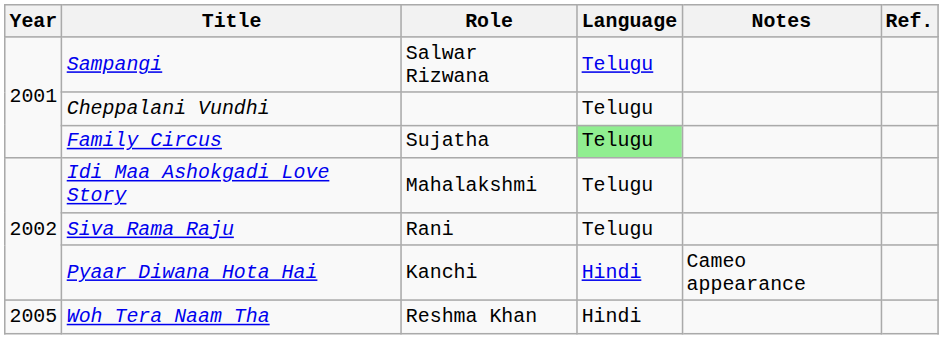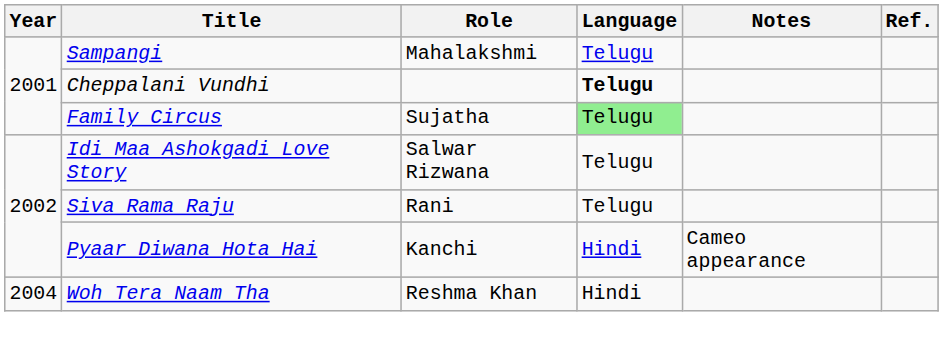(448, 65) Salwar Rizwana -> (471, 53) Mahalakshmi
(617, 109) normal -> (617, 86) bold
(471, 185) Mahalakshmi -> (448, 162) Salwar Rizwana
(33, 317) 2005 -> (33, 294) 2004
